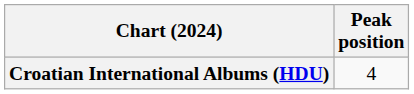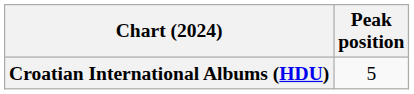(371, 72) 4 -> (371, 72) 5
